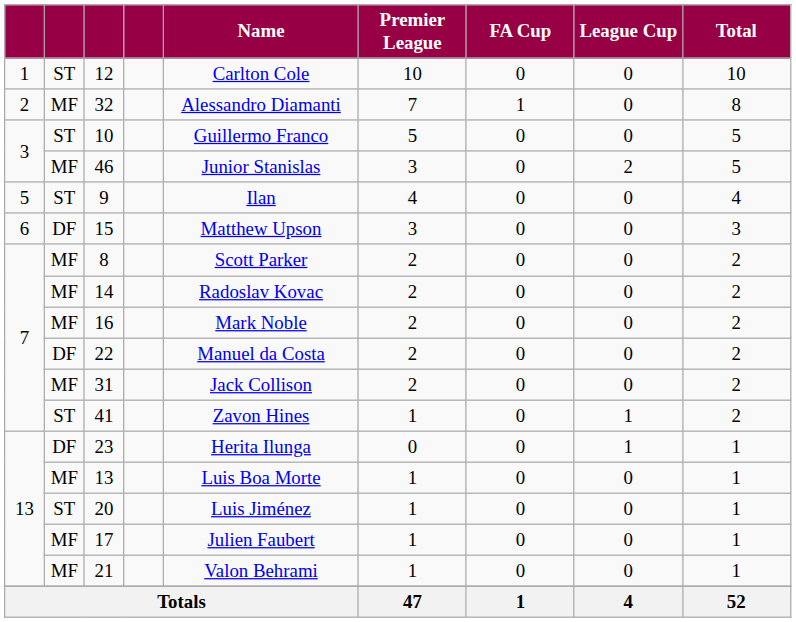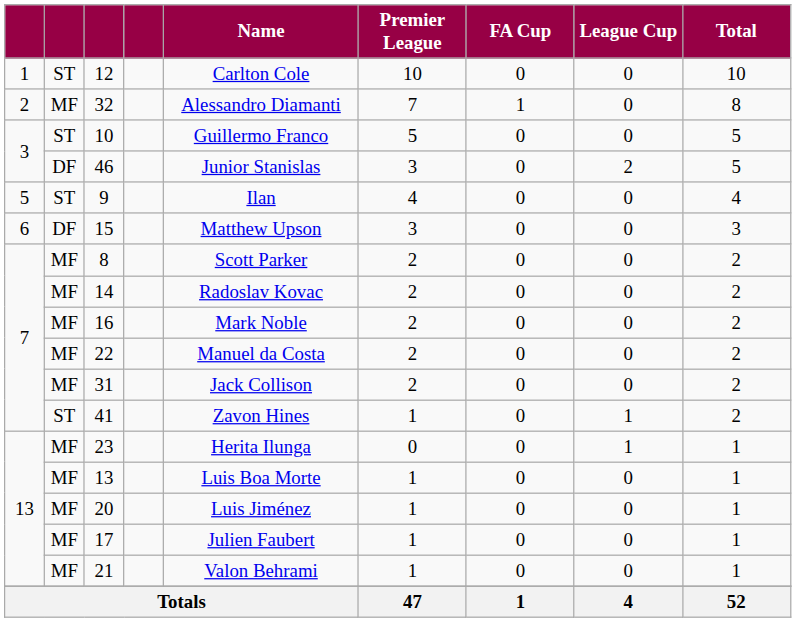(64, 166) MF -> (64, 166) DF
(64, 353) DF -> (64, 353) MF
(64, 446) DF -> (64, 446) MF
(64, 508) ST -> (64, 508) MF
